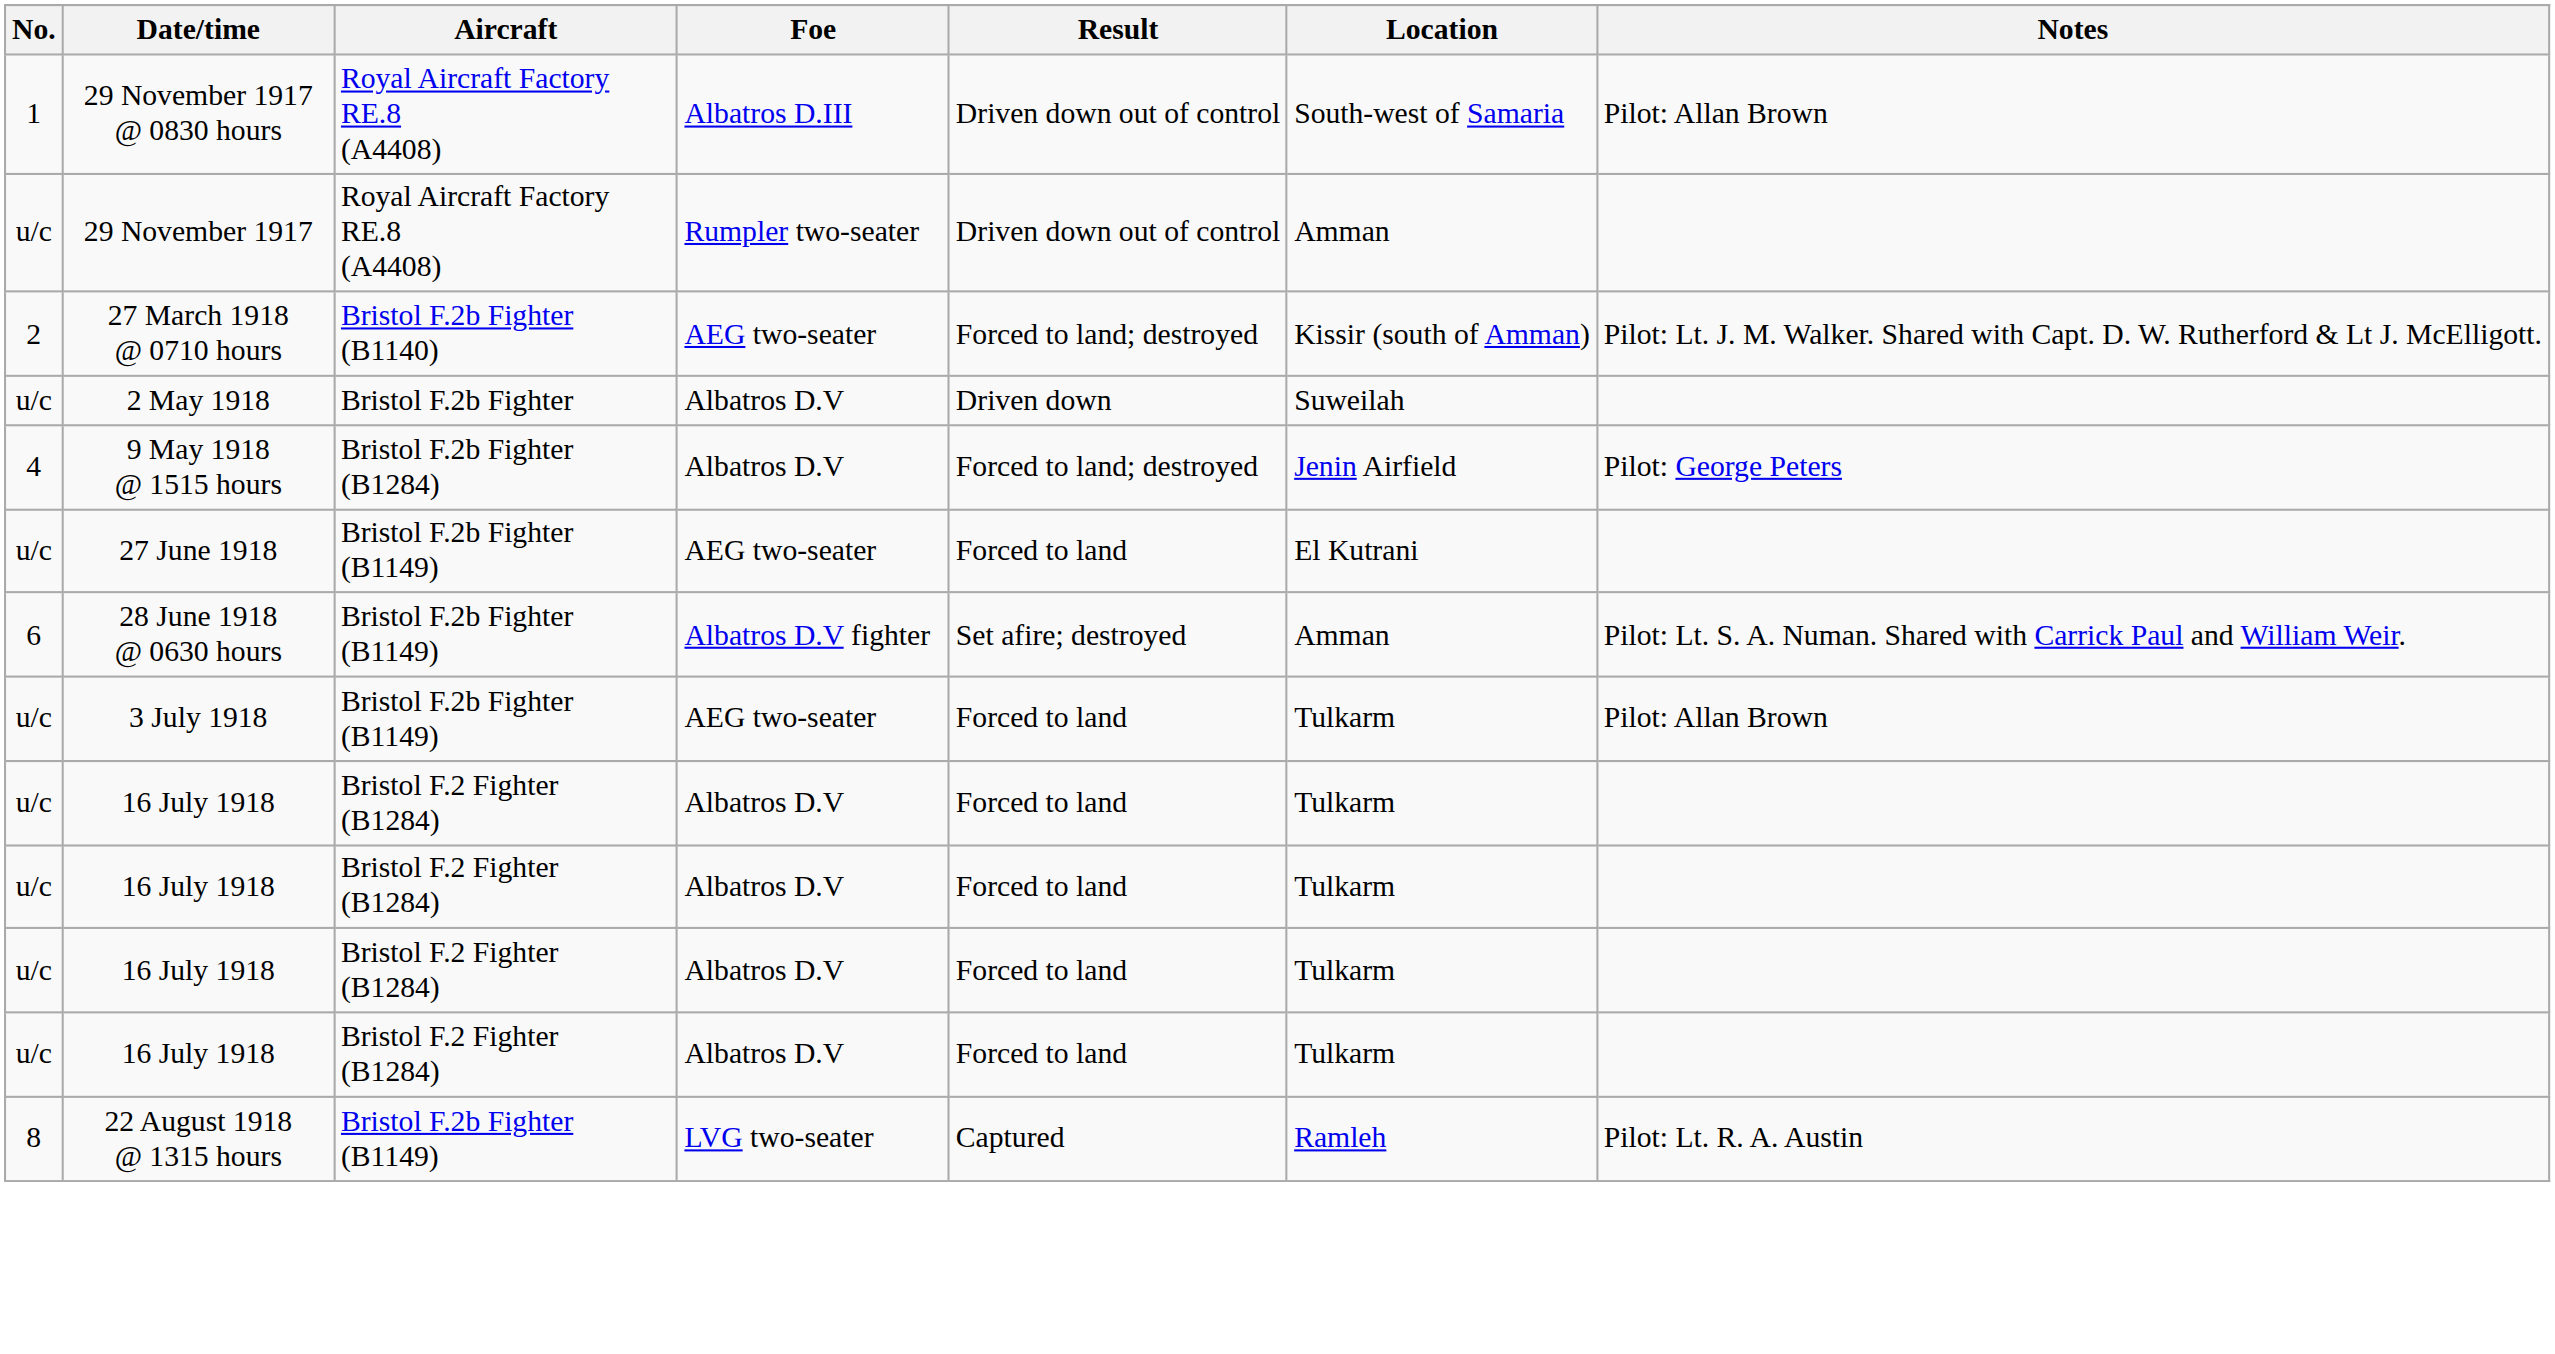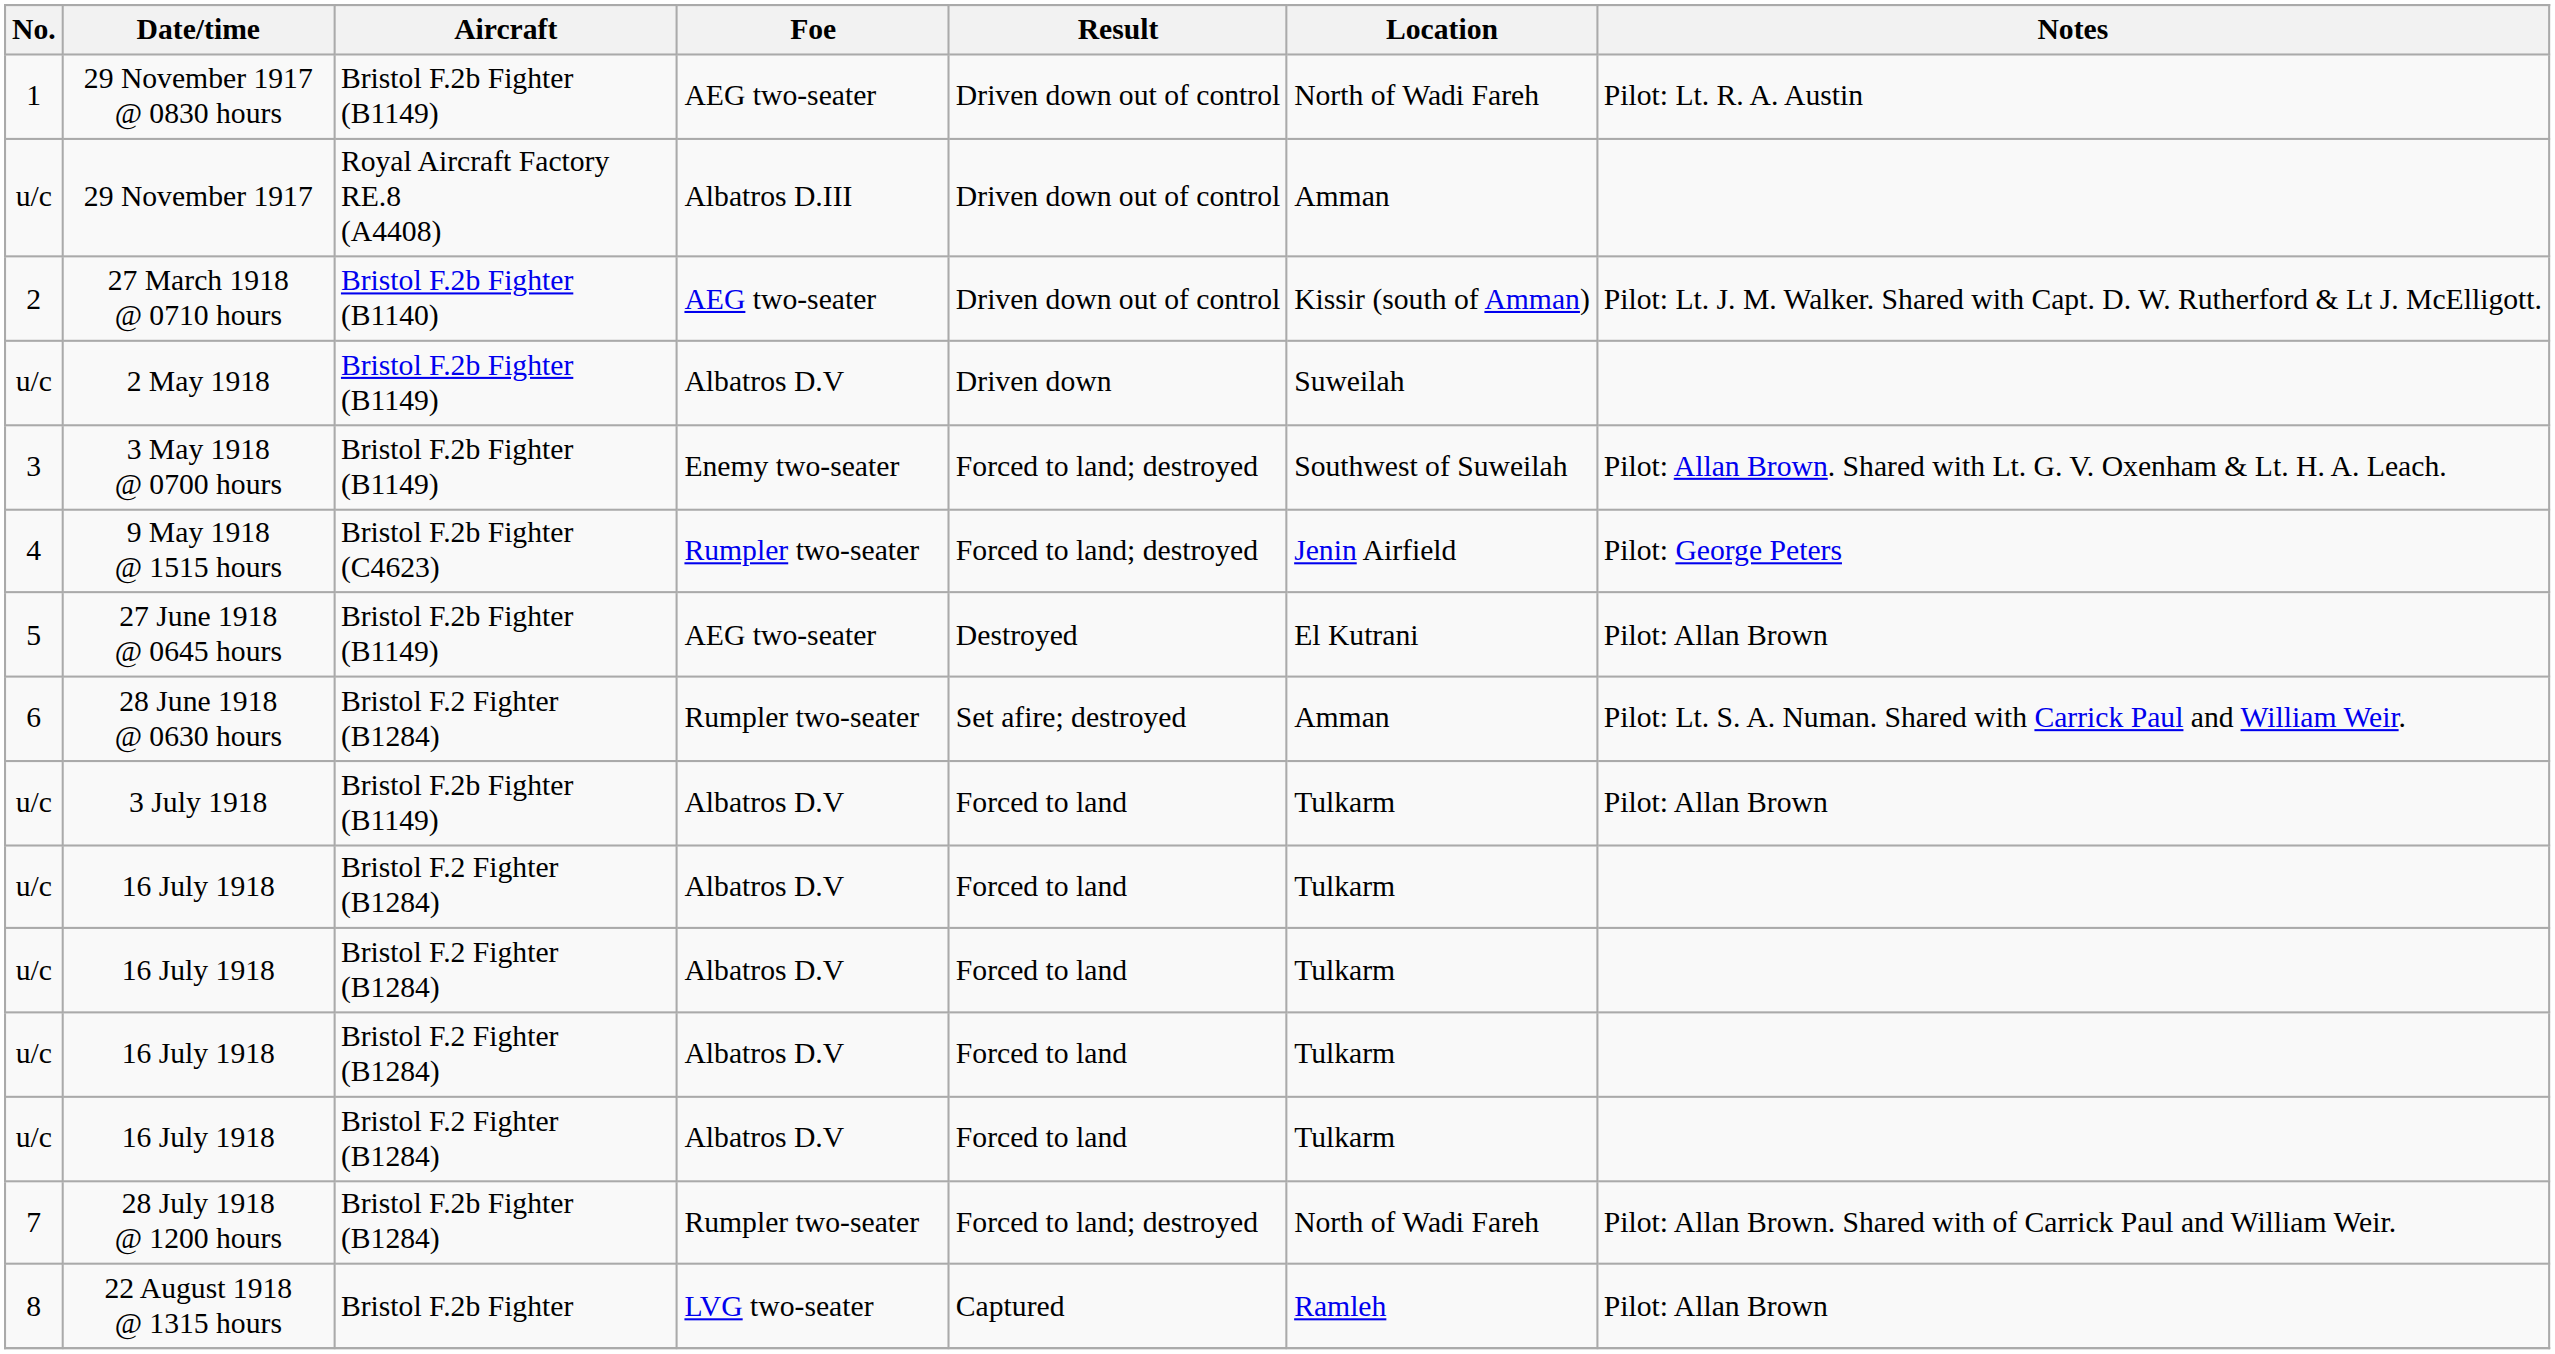(475, 113) Royal Aircraft Factory RE.8 (A4408) -> (457, 95) Bristol F.2b Fighter (B1149)
(768, 113) Albatros D.III -> (780, 95) AEG two-seater
(1429, 113) South-west of Samaria -> (1417, 95) North of Wadi Fareh
(1716, 113) Pilot: Allan Brown -> (1733, 95) Pilot: Lt. R. A. Austin
(802, 232) Rumpler two-seater -> (768, 197) Albatros D.III
(1107, 333) Forced to land; destroyed -> (1118, 298) Driven down out of control
(457, 400) Bristol F.2b Fighter -> (457, 382) Bristol F.2b Fighter (B1149)
+ row: (34, 466)
(457, 466) Bristol F.2b Fighter (B1284) -> (457, 550) Bristol F.2b Fighter (C4623)
(764, 466) Albatros D.V -> (802, 550) Rumpler two-seater
+ row: (34, 634)
- row: (34, 550)
(457, 634) Bristol F.2b Fighter (B1149) -> (450, 718) Bristol F.2 Fighter (B1284)
(807, 634) Albatros D.V fighter -> (802, 718) Rumpler two-seater
(780, 718) AEG two-seater -> (764, 802) Albatros D.V
+ row: (34, 1222)
(457, 1138) Bristol F.2b Fighter (B1149) -> (457, 1306) Bristol F.2b Fighter
(1733, 1138) Pilot: Lt. R. A. Austin -> (1716, 1306) Pilot: Allan Brown
